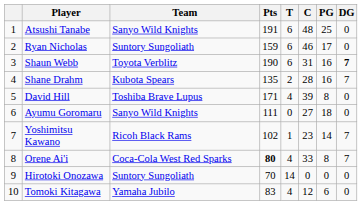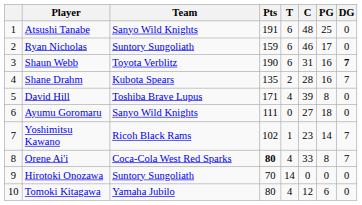(270, 192) 83 -> (270, 192) 80
